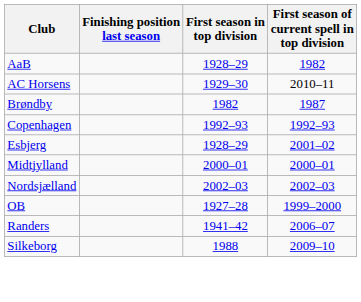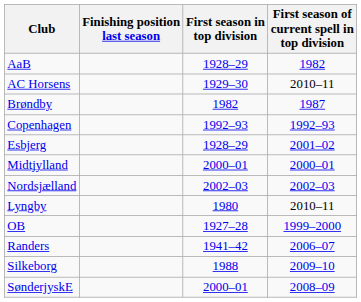+ row: (27, 205)
+ row: (40, 287)
